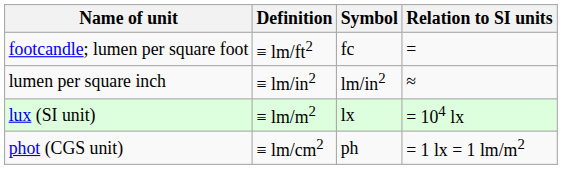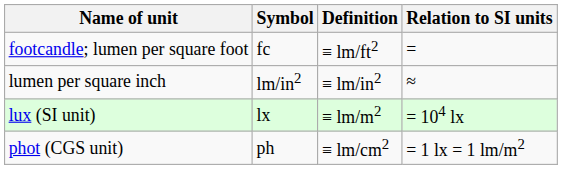columns swapped: (369, 18) <-> (295, 18)
